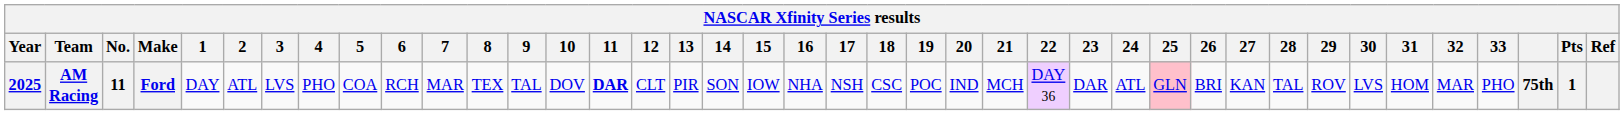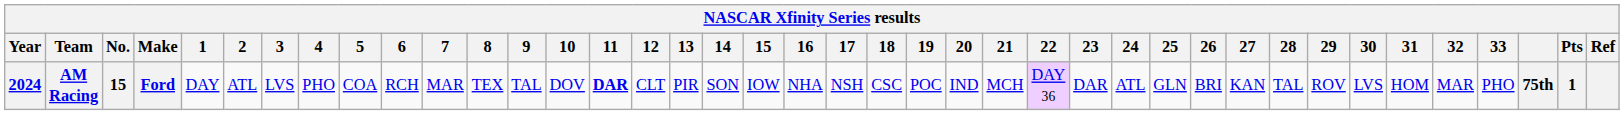(25, 85) 2025 -> (25, 85) 2024
(118, 85) 11 -> (118, 85) 15
(1170, 85) pink background -> (1170, 85) no background
